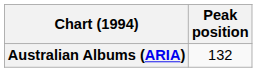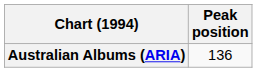(220, 55) 132 -> (220, 55) 136
